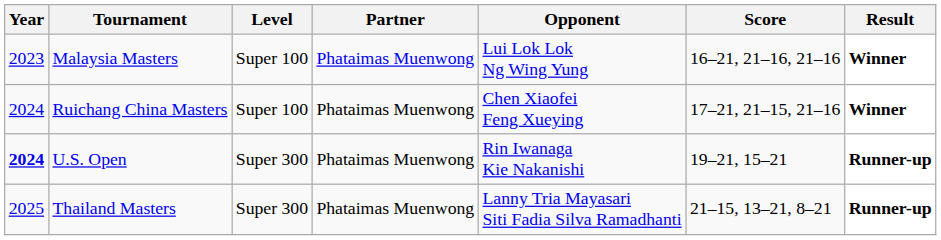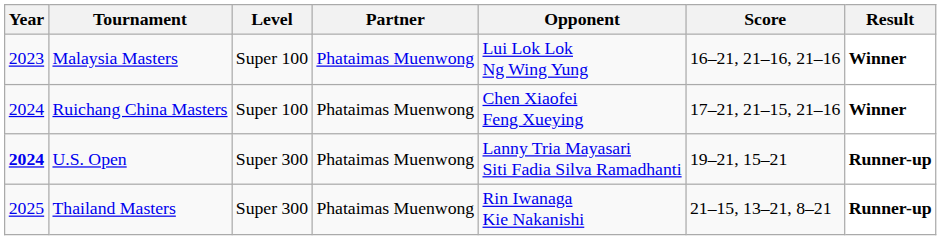(533, 159) Rin Iwanaga Kie Nakanishi -> (582, 159) Lanny Tria Mayasari Siti Fadia Silva Ramadhanti
(582, 209) Lanny Tria Mayasari Siti Fadia Silva Ramadhanti -> (533, 209) Rin Iwanaga Kie Nakanishi
